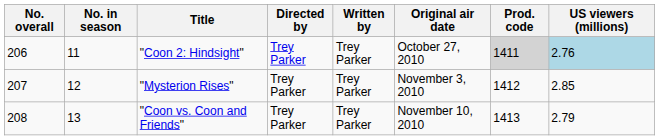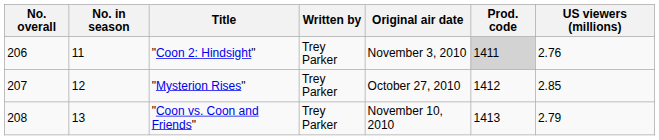- column: (300, 20)
(429, 53) October 27, 2010 -> (417, 53) November 3, 2010
(563, 53) lightblue background -> (550, 53) no background
(432, 85) November 3, 2010 -> (414, 85) October 27, 2010
